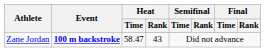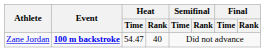(134, 40) 58.47 -> (134, 40) 54.47
(157, 40) 43 -> (157, 40) 40
